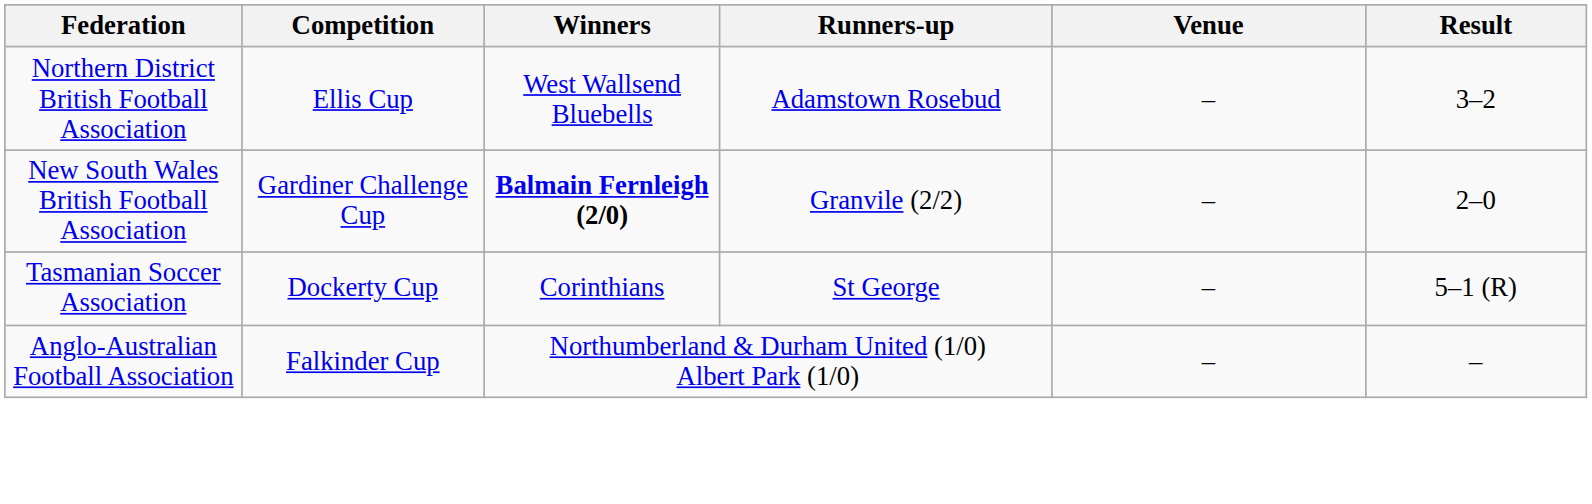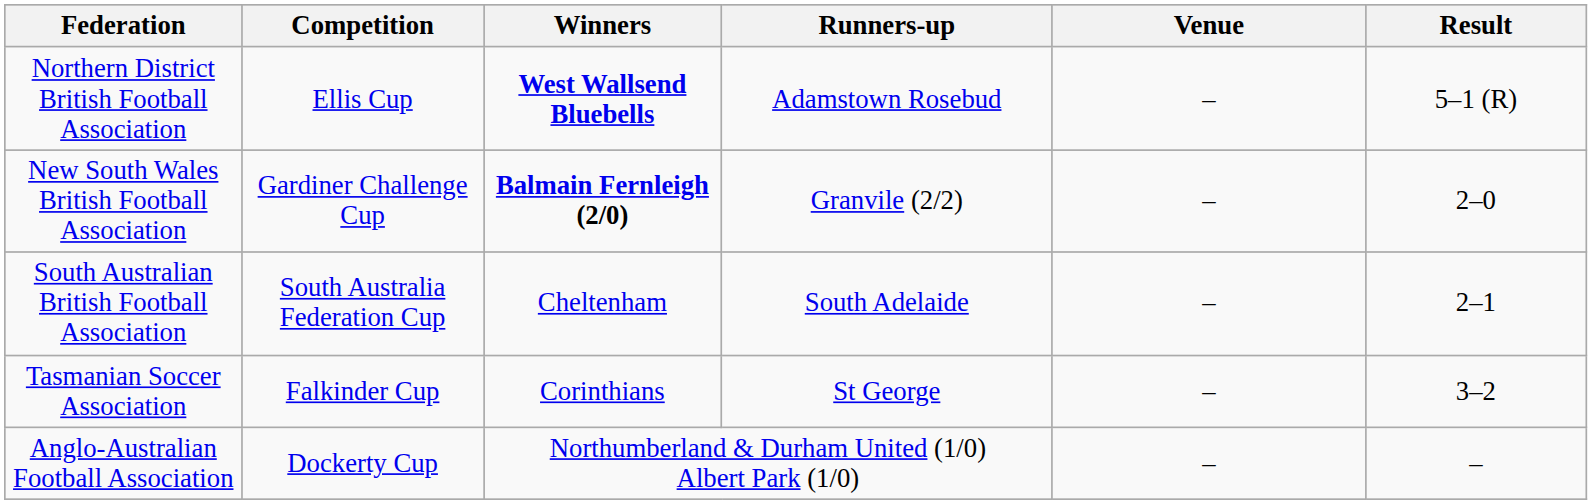(602, 98) normal -> (602, 98) bold
(1476, 98) 3–2 -> (1476, 98) 5–1 (R)
+ row: (123, 303)
(363, 288) Dockerty Cup -> (363, 390) Falkinder Cup
(1476, 288) 5–1 (R) -> (1476, 390) 3–2
(363, 360) Falkinder Cup -> (363, 463) Dockerty Cup
